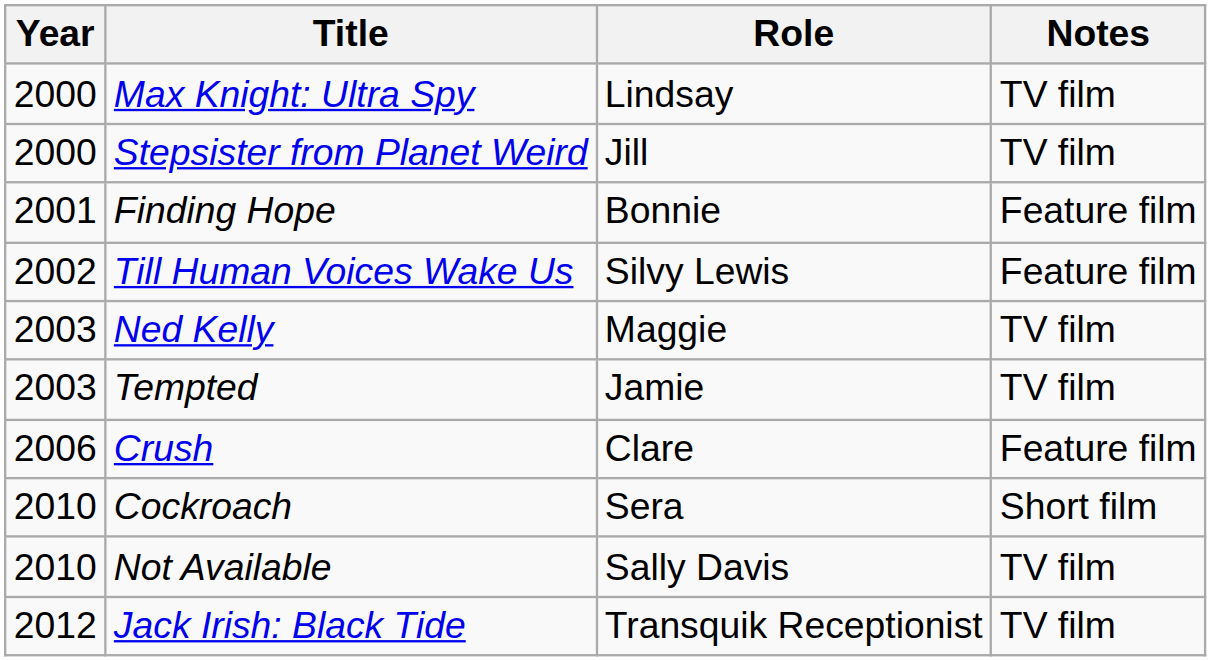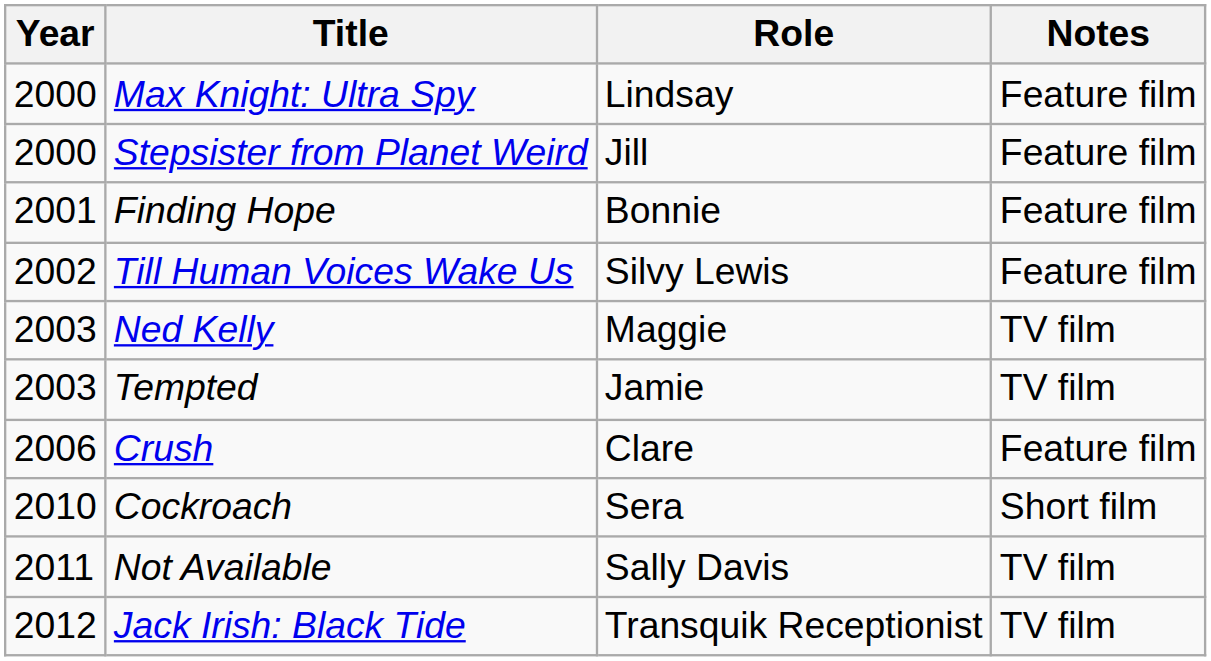(1058, 93) TV film -> (1098, 93) Feature film
(1058, 152) TV film -> (1098, 152) Feature film
(55, 566) 2010 -> (54, 566) 2011
